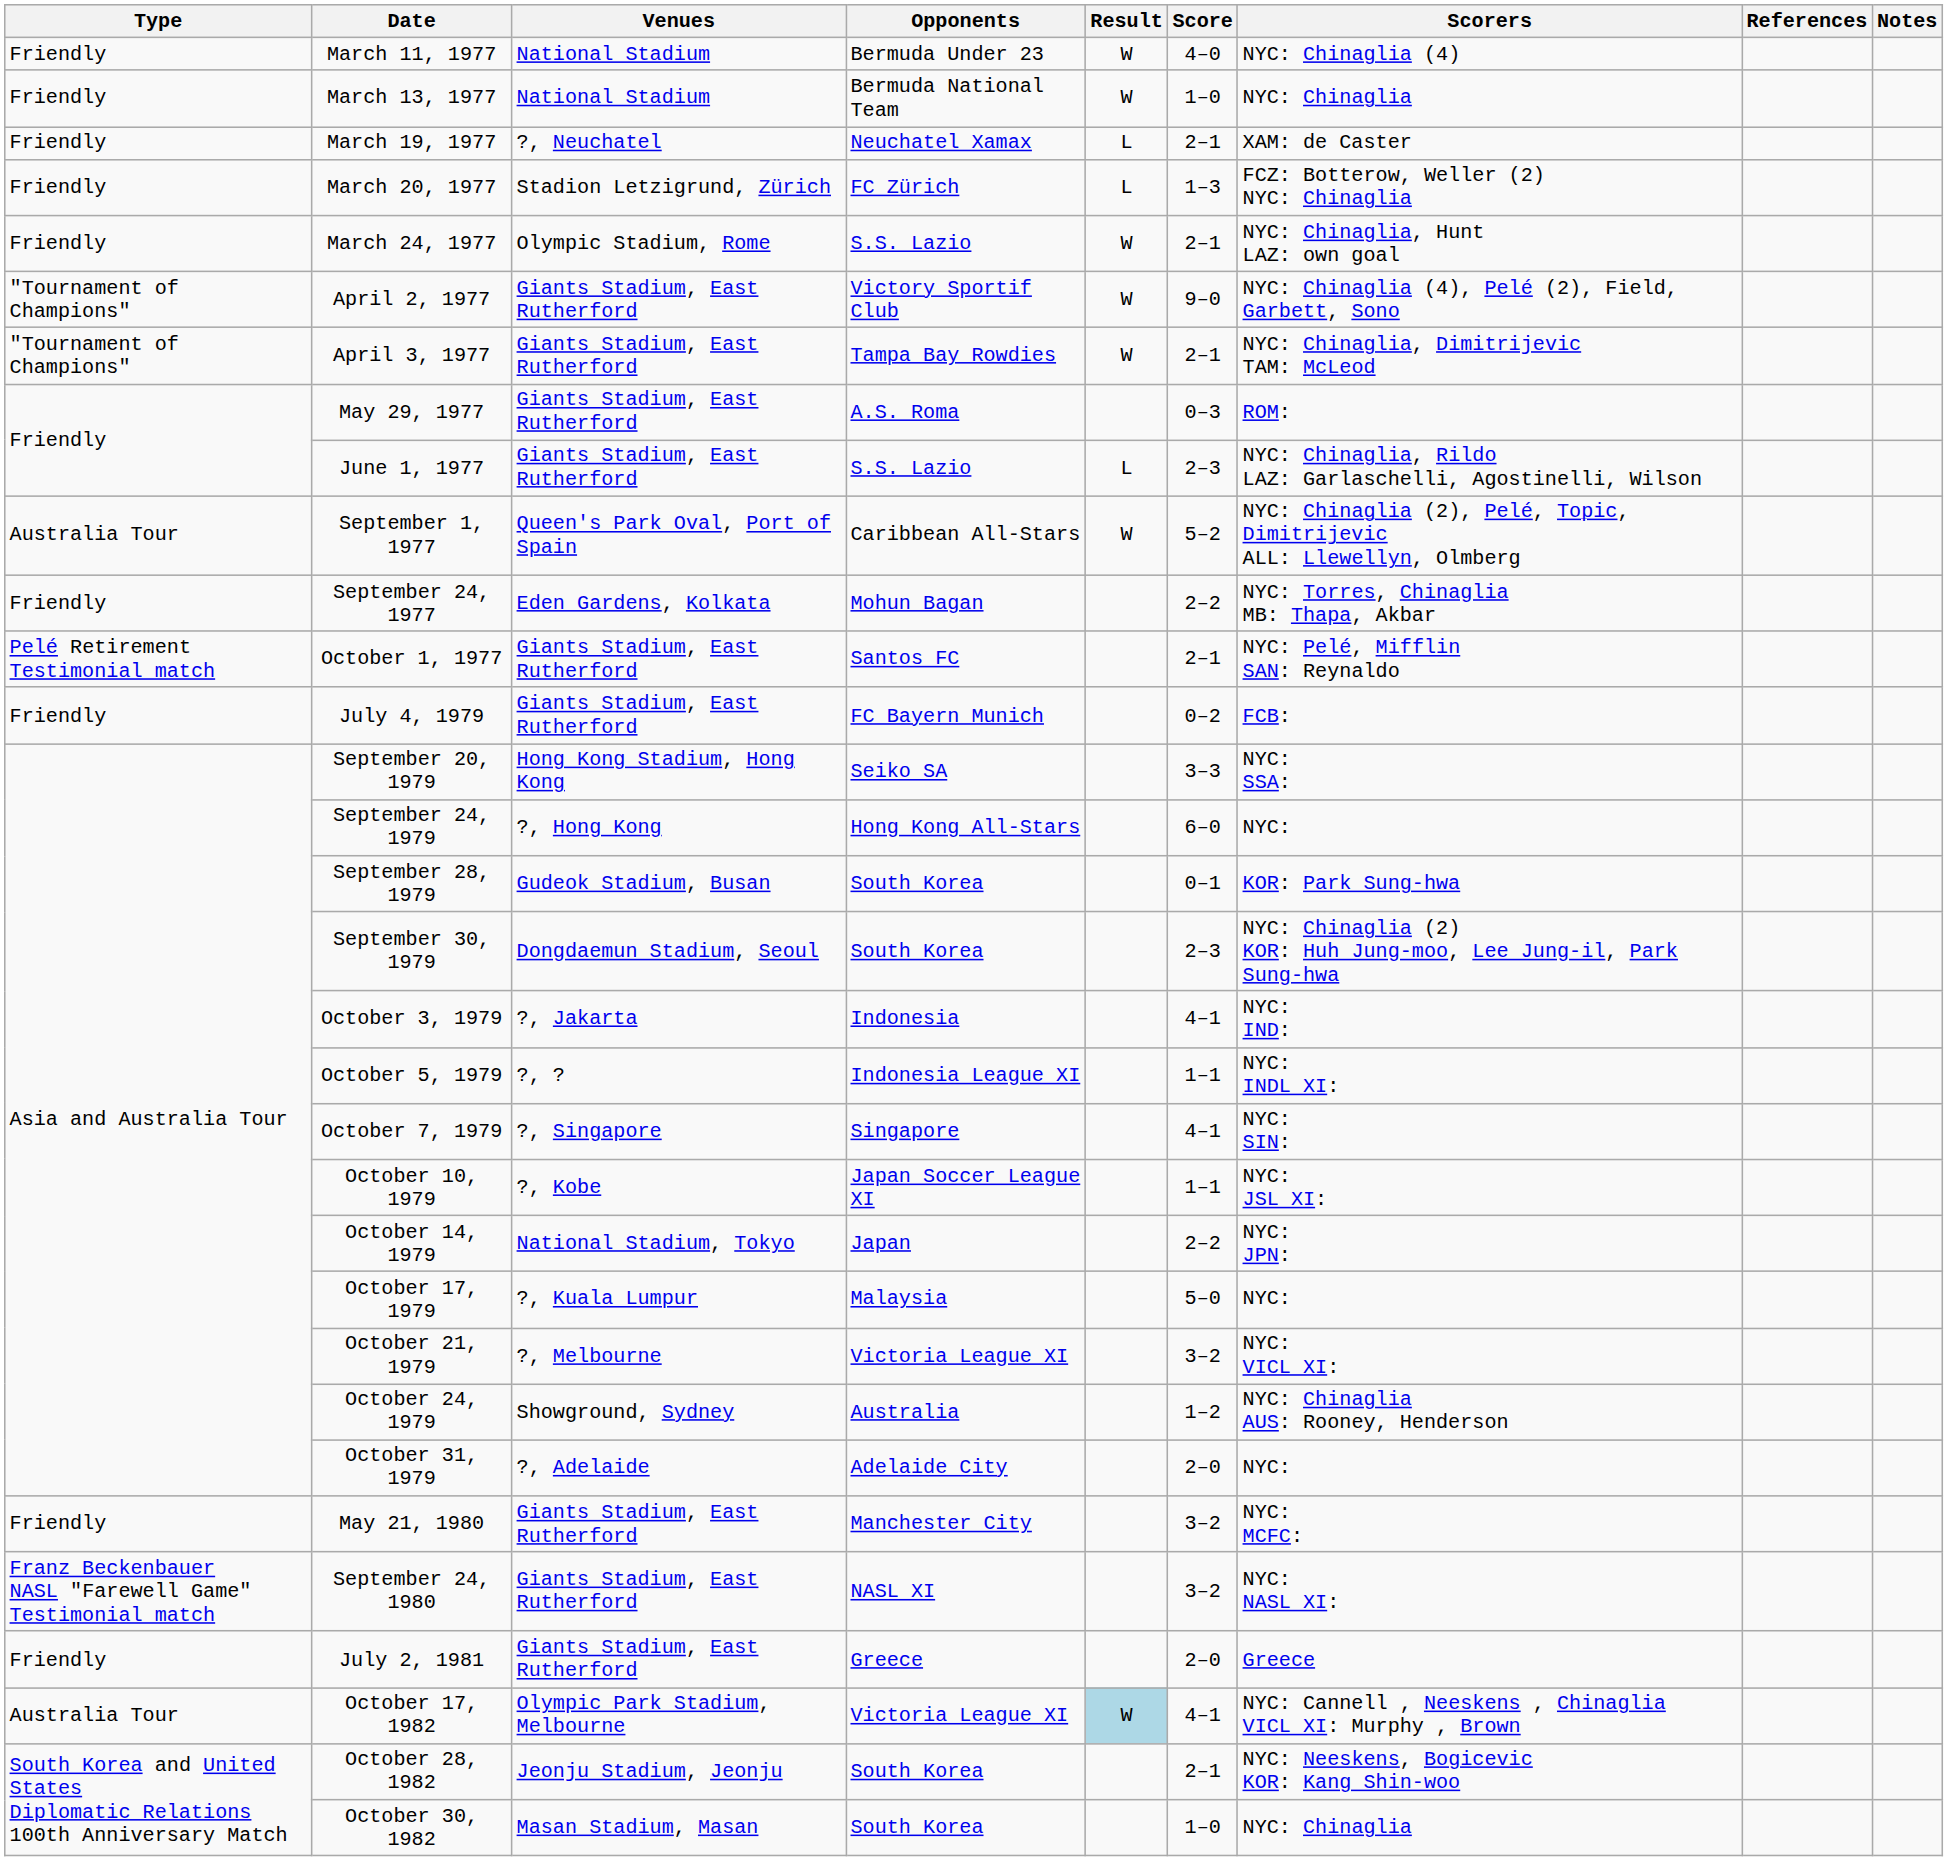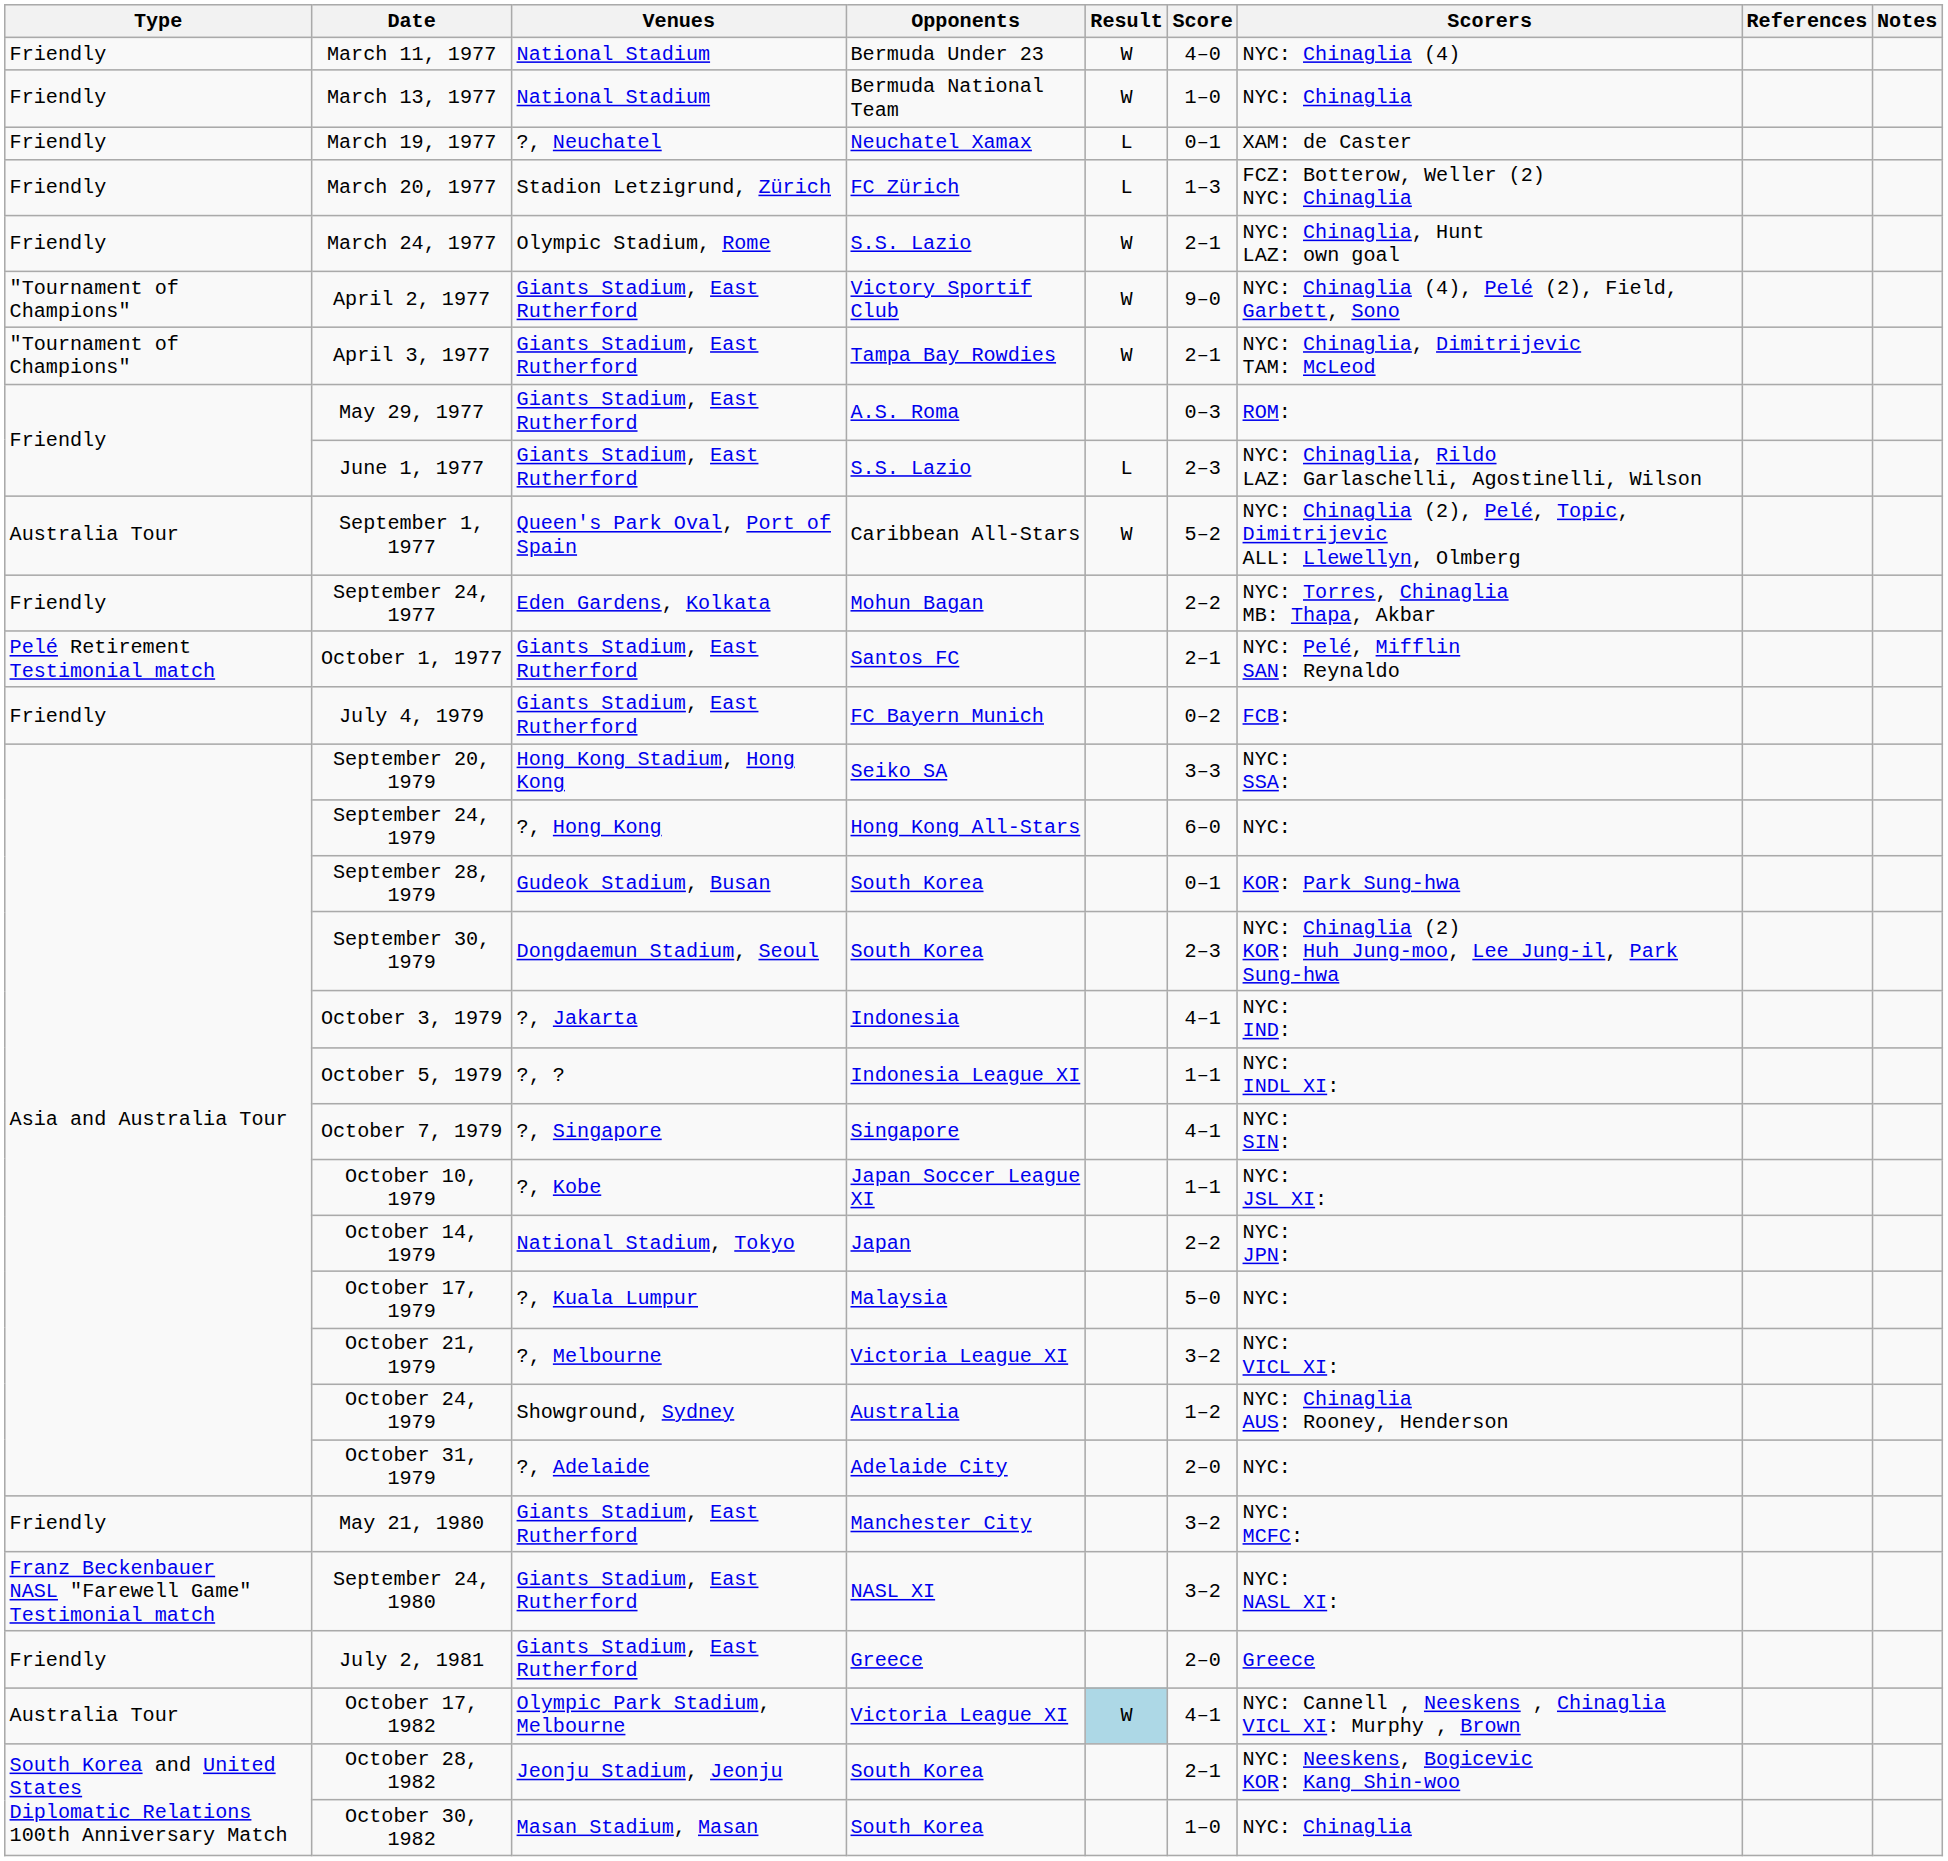(1203, 143) 2–1 -> (1203, 143) 0–1
